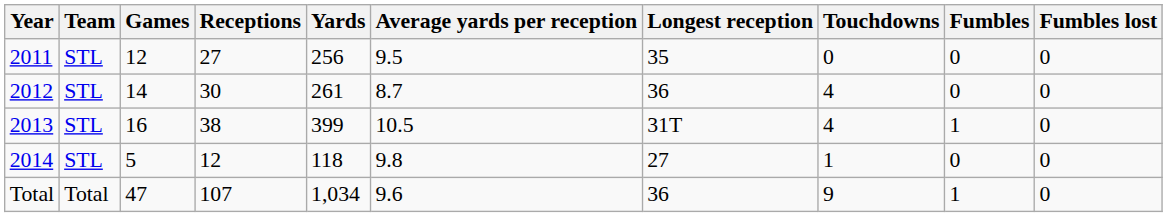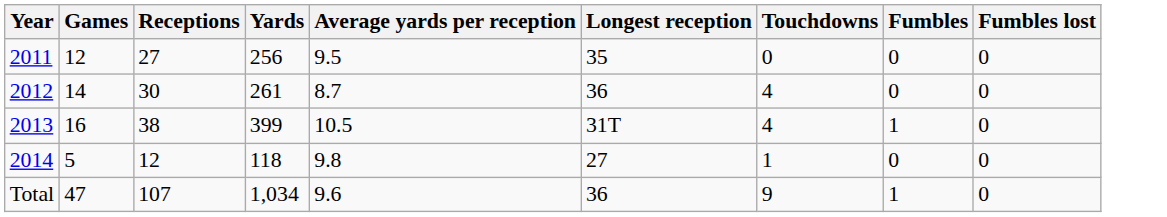- column: (90, 21)
